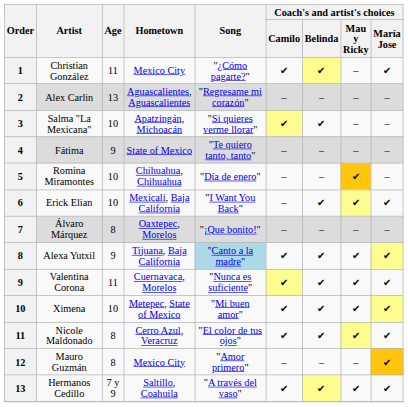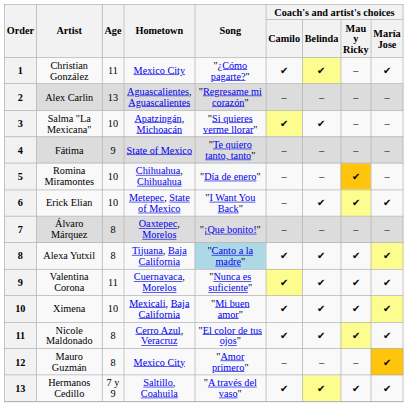(159, 203) Mexicali, Baja California -> (159, 203) Metepec, State of Mexico
(113, 256) 9 -> (113, 256) 8
(159, 309) Metepec, State of Mexico -> (159, 309) Mexicali, Baja California
